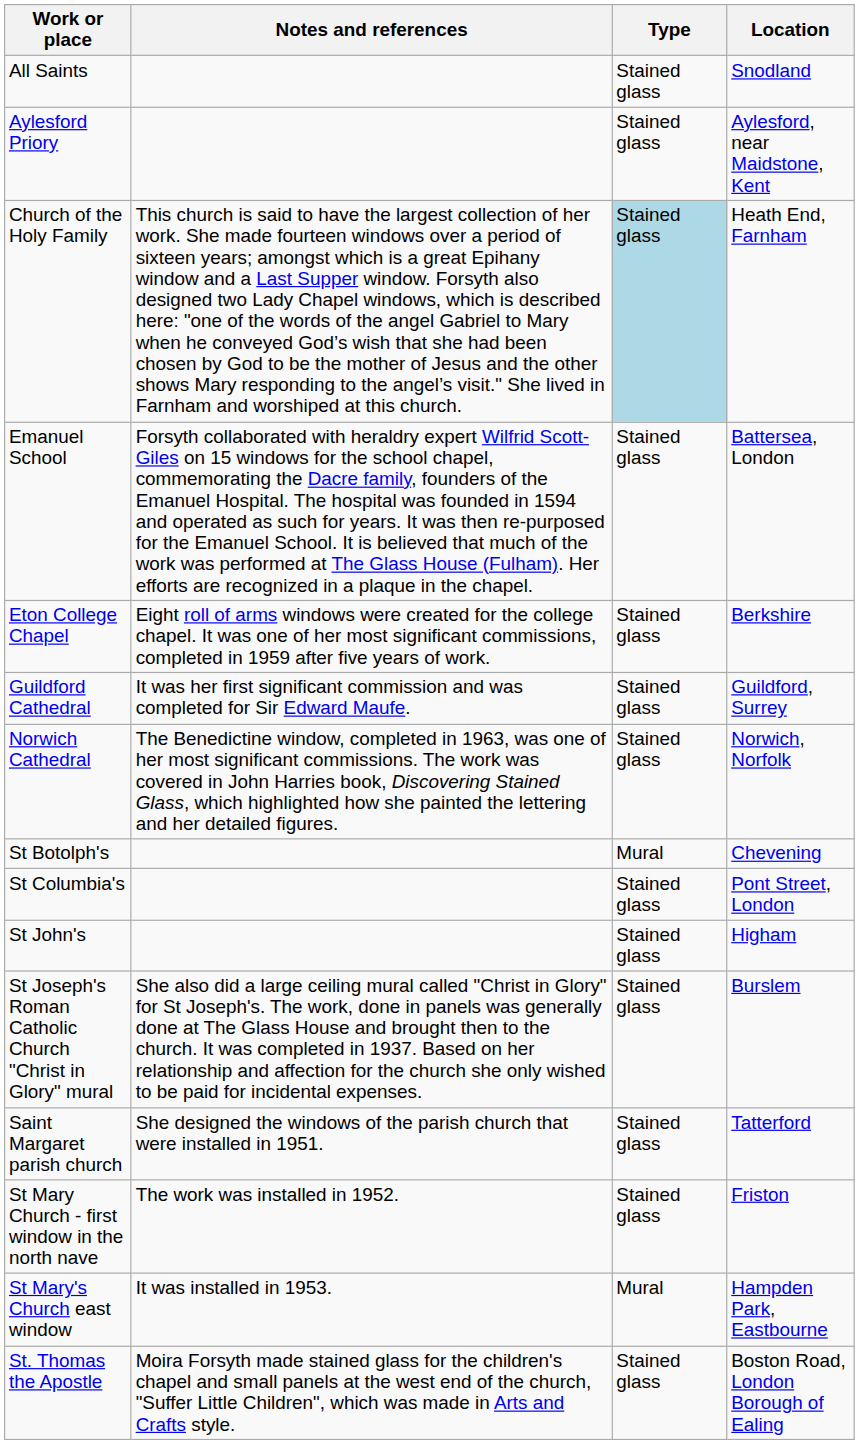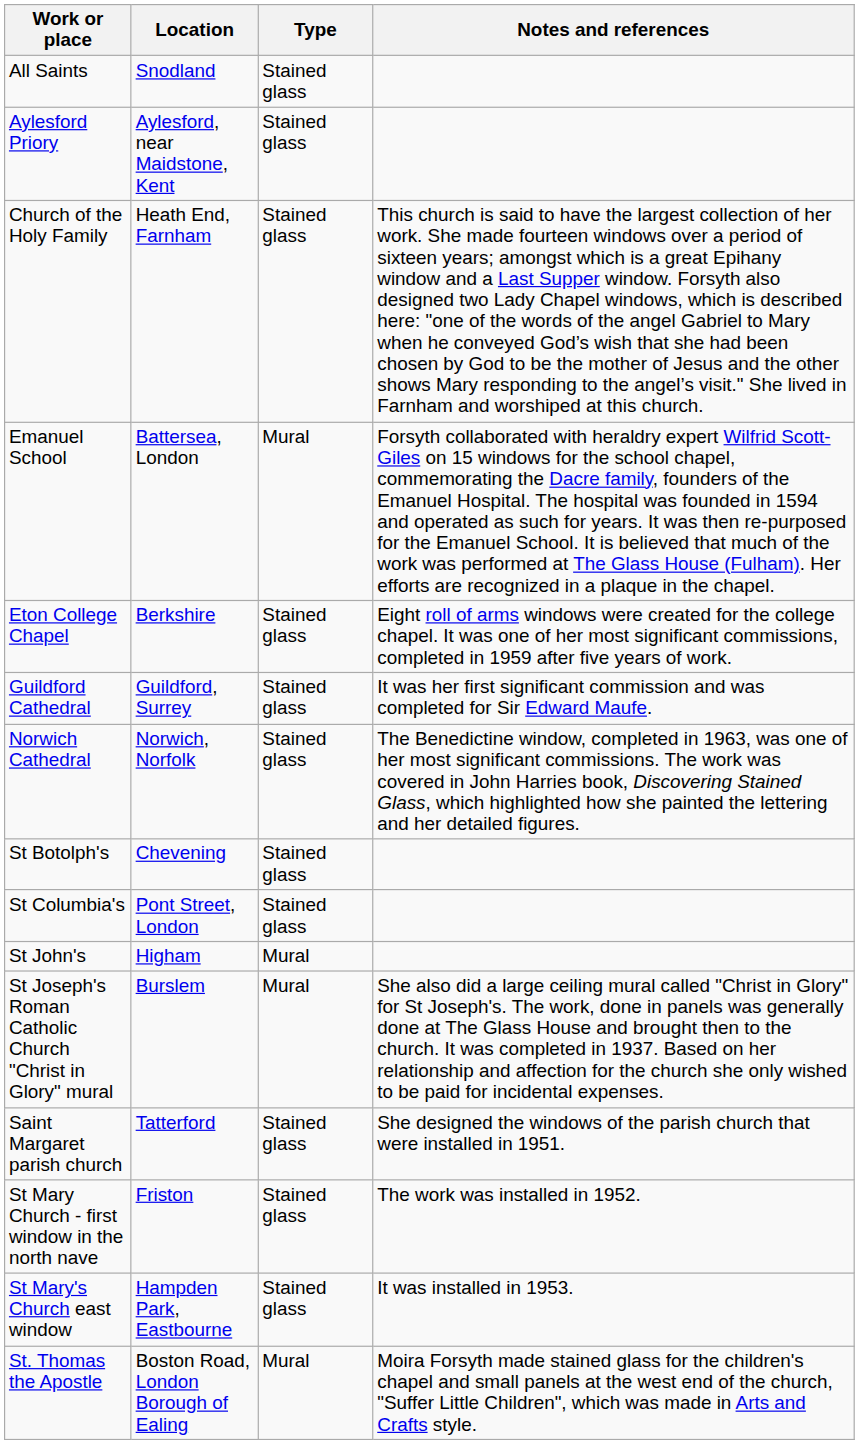columns swapped: (790, 30) <-> (372, 30)
(648, 226) lightblue background -> (294, 226) no background
(648, 447) Stained glass -> (286, 436) Mural
(640, 853) Mural -> (294, 864) Stained glass
(648, 945) Stained glass -> (286, 956) Mural
(648, 996) Stained glass -> (286, 986) Mural
(640, 1288) Mural -> (294, 1298) Stained glass
(648, 1371) Stained glass -> (286, 1360) Mural
